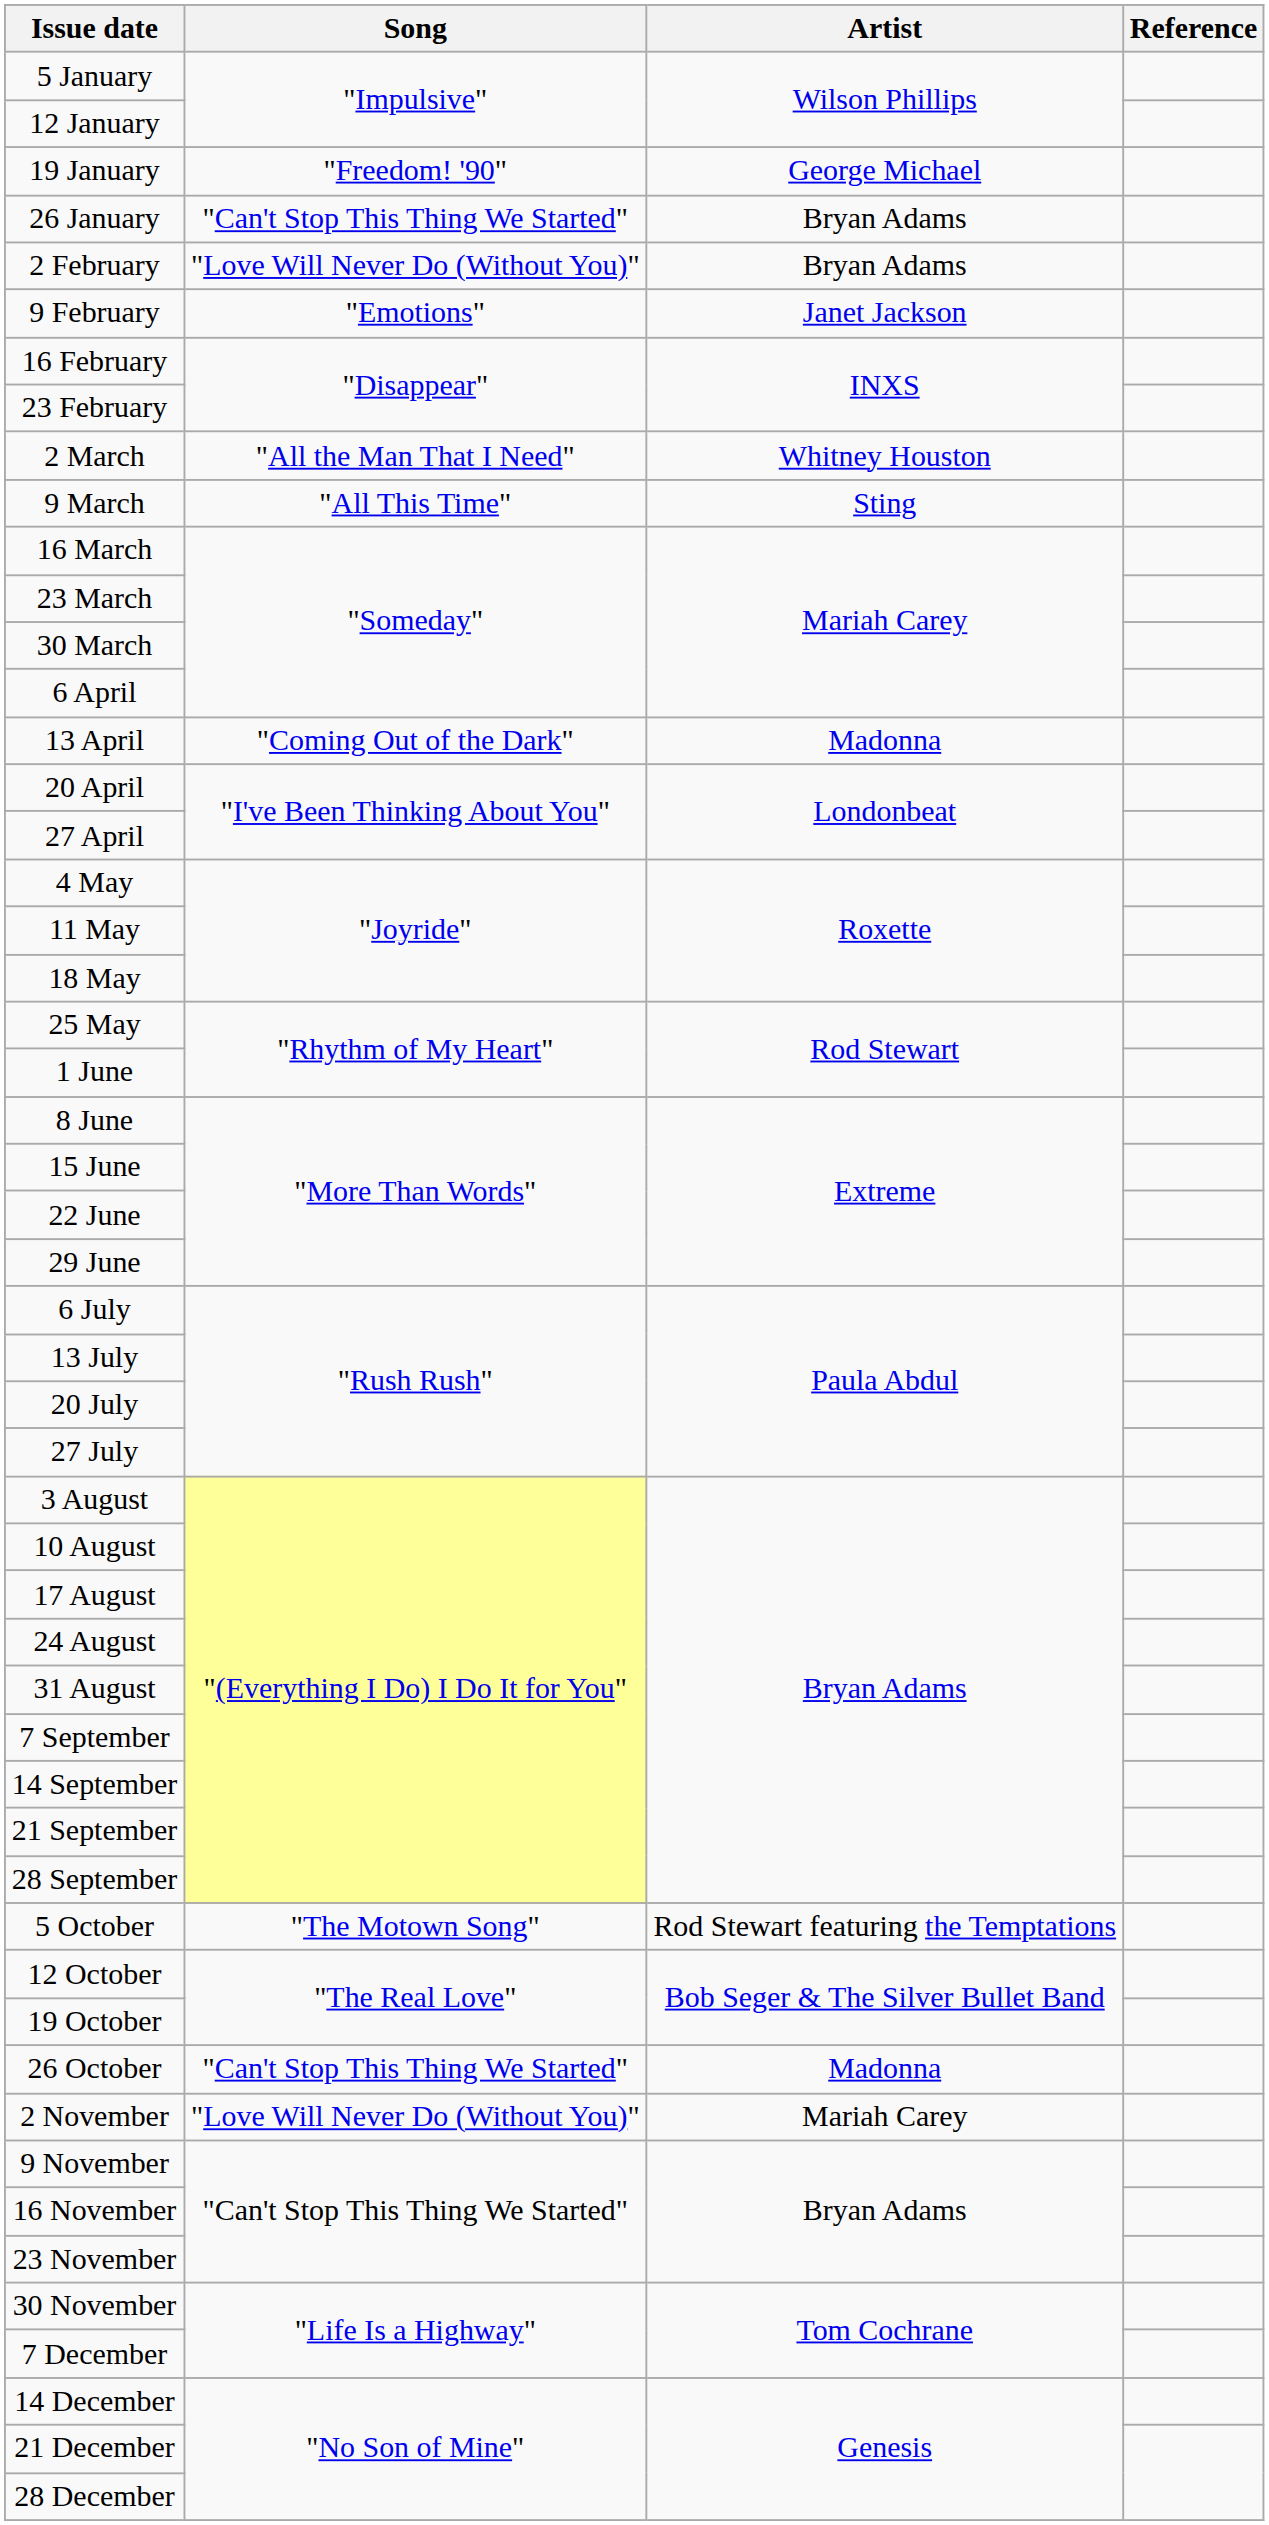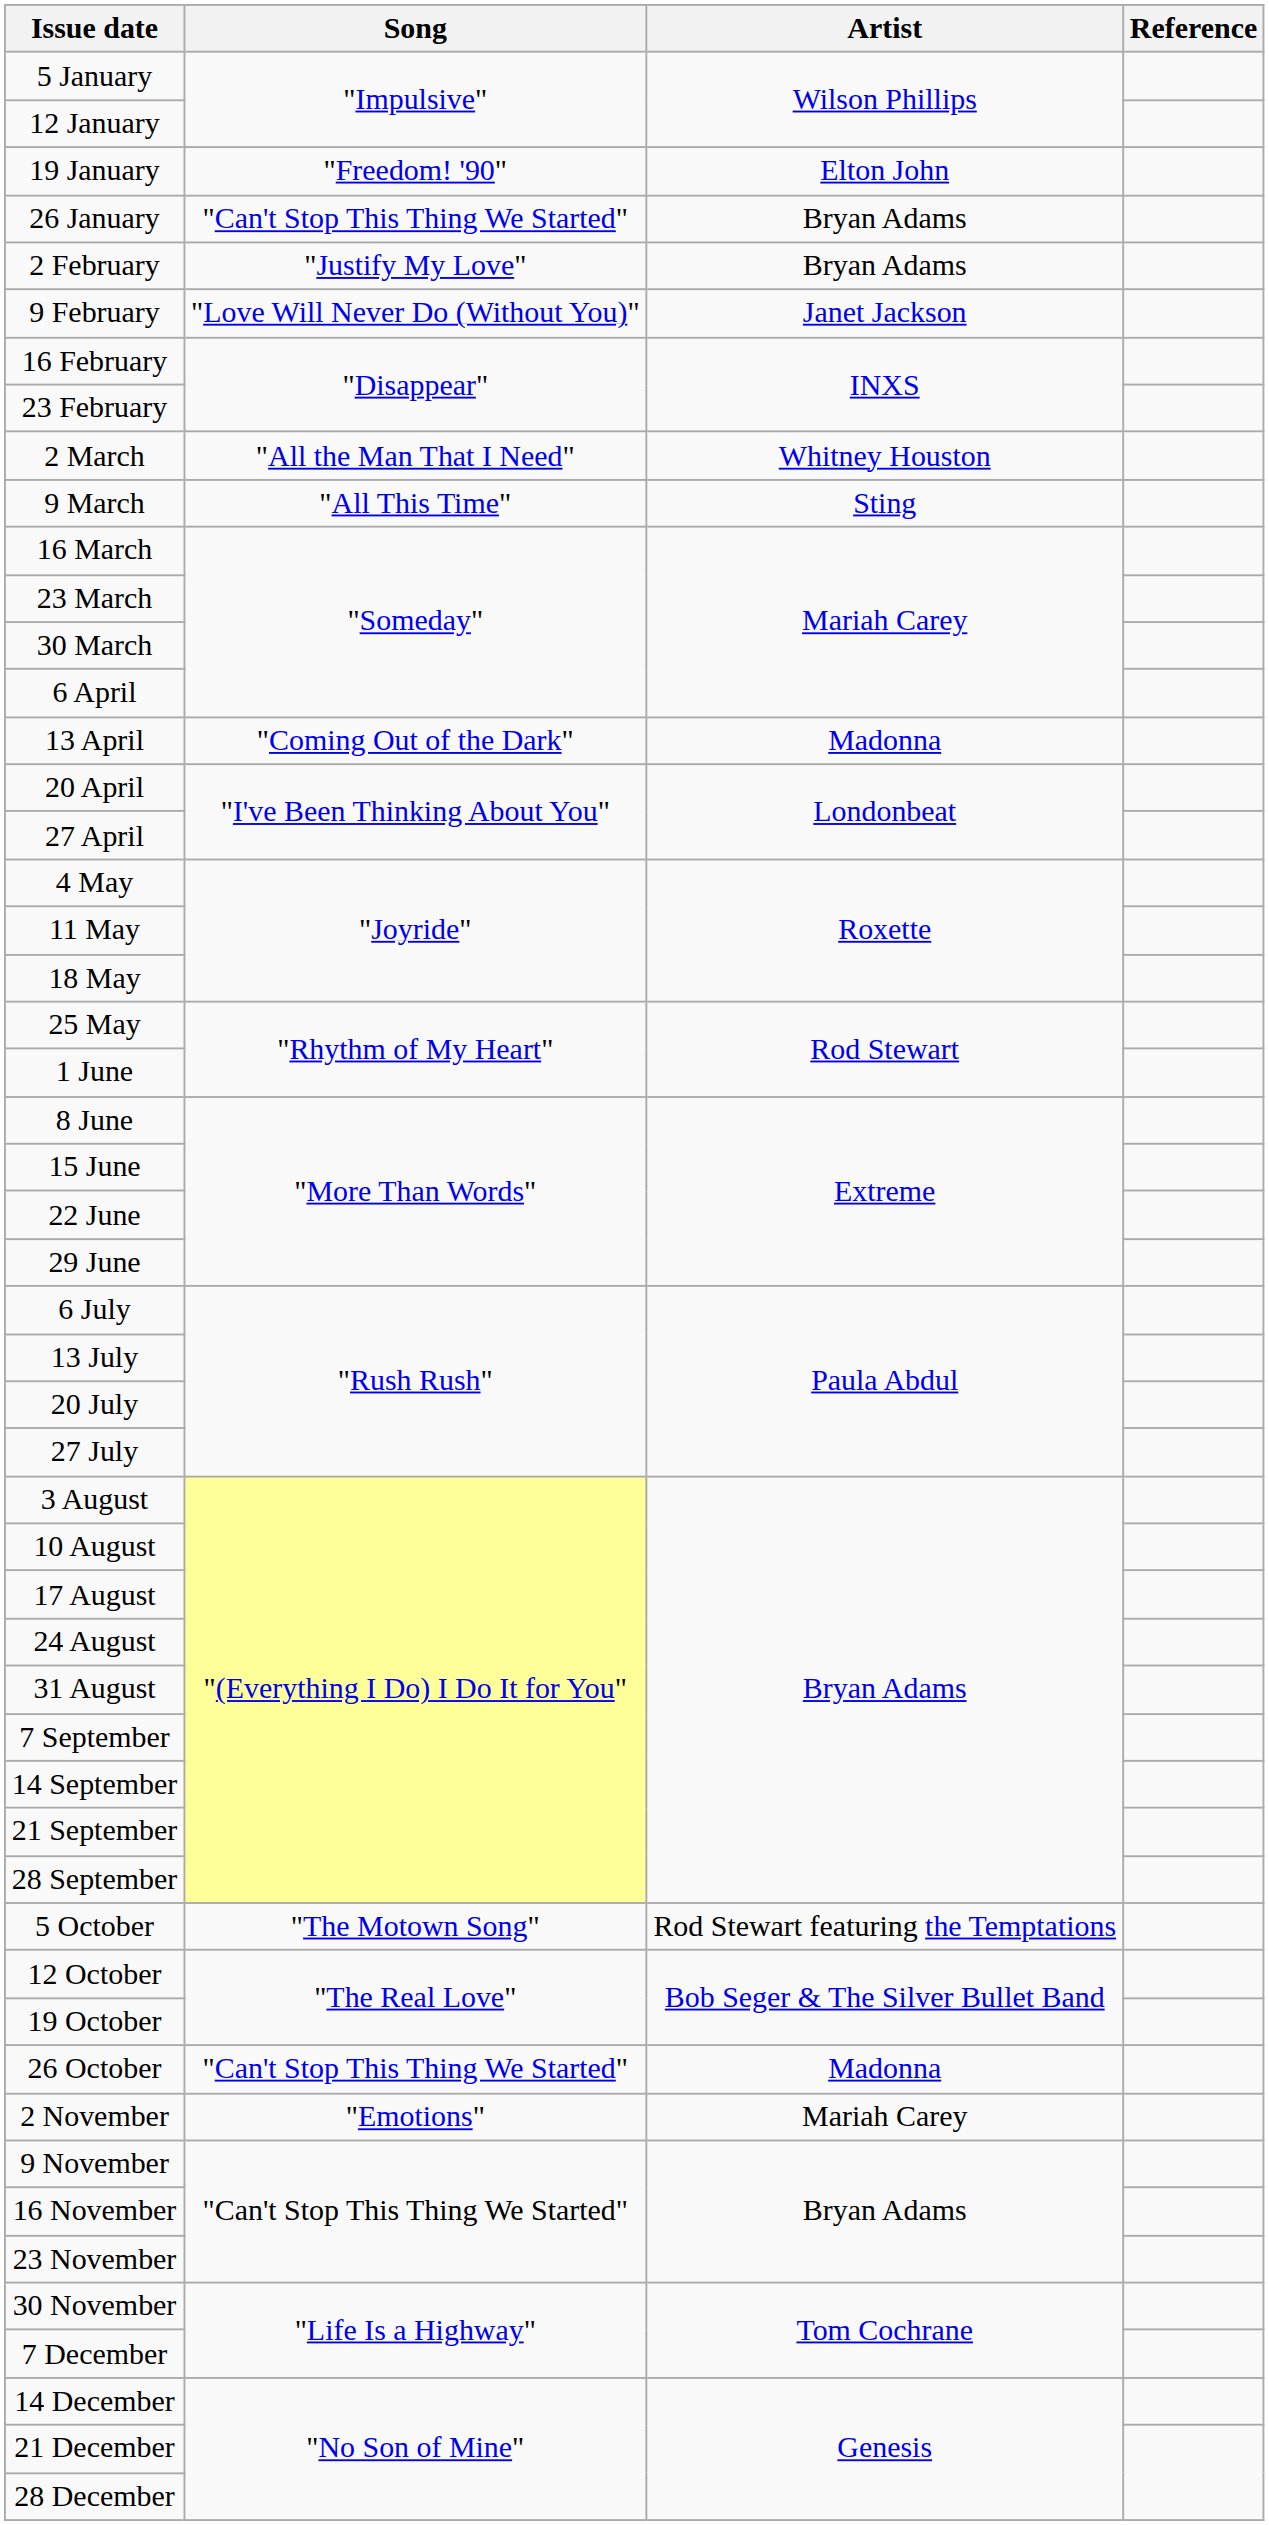(885, 170) George Michael -> (885, 170) Elton John
(415, 265) "Love Will Never Do (Without You)" -> (415, 265) "Justify My Love"
(415, 312) "Emotions" -> (415, 312) "Love Will Never Do (Without You)"
(415, 2116) "Love Will Never Do (Without You)" -> (415, 2116) "Emotions"
